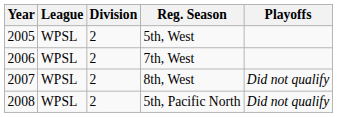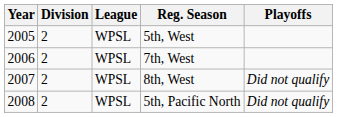columns swapped: (113, 15) <-> (62, 15)
